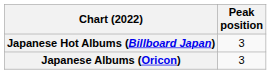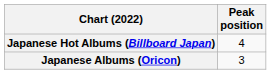(242, 43) 3 -> (242, 43) 4
